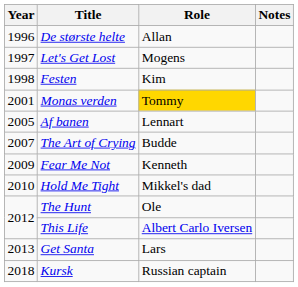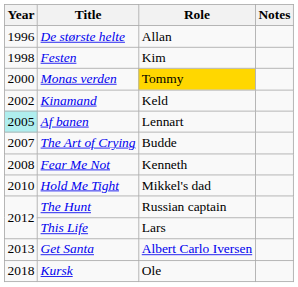- row: (78, 57)
(21, 100) 2001 -> (21, 79) 2000
+ row: (69, 100)
(21, 121) no background -> (21, 121) paleturquoise background
(21, 164) 2009 -> (21, 164) 2008
(151, 206) Ole -> (184, 206) Russian captain
(197, 228) Albert Carlo Iversen -> (154, 228) Lars
(154, 249) Lars -> (197, 249) Albert Carlo Iversen
(184, 270) Russian captain -> (151, 270) Ole
